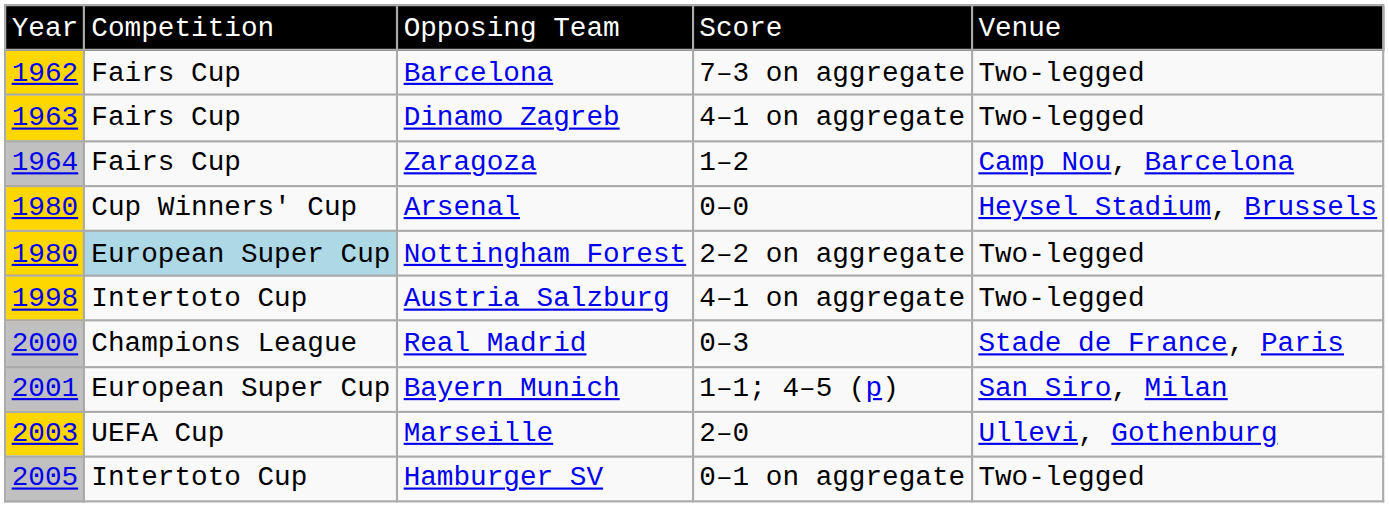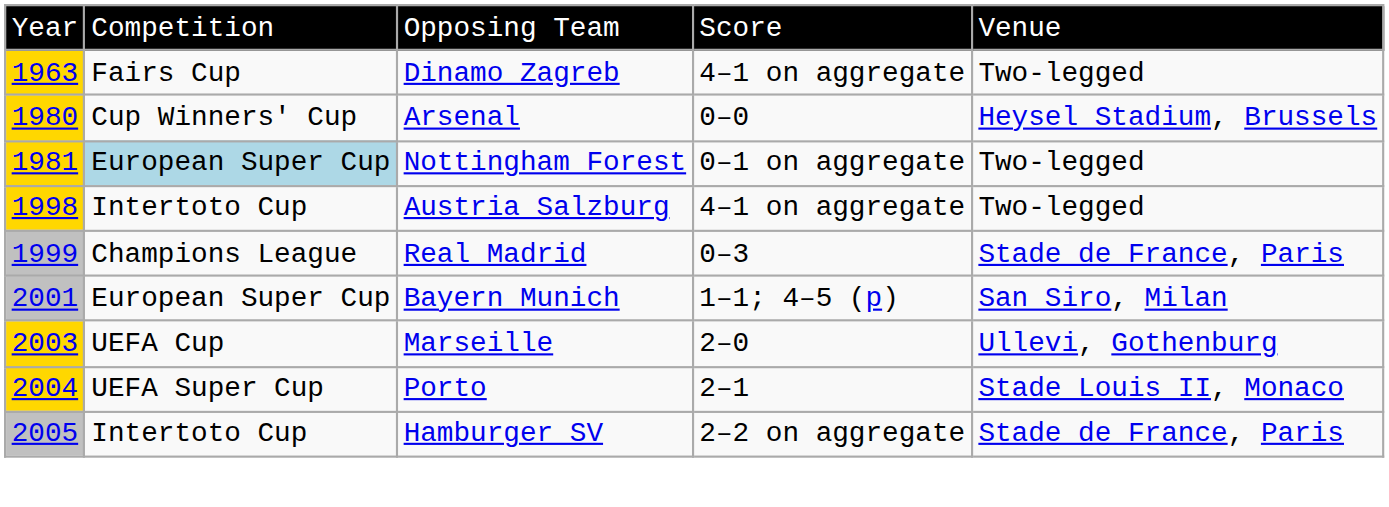- row: (478, 73)
- row: (470, 163)
(45, 253) 1980 -> (45, 163) 1981
(832, 253) 2–2 on aggregate -> (832, 163) 0–1 on aggregate
(45, 344) 2000 -> (45, 253) 1999
+ row: (445, 389)
(832, 479) 0–1 on aggregate -> (832, 434) 2–2 on aggregate
(1061, 479) Two-legged -> (1161, 434) Stade de France, Paris
